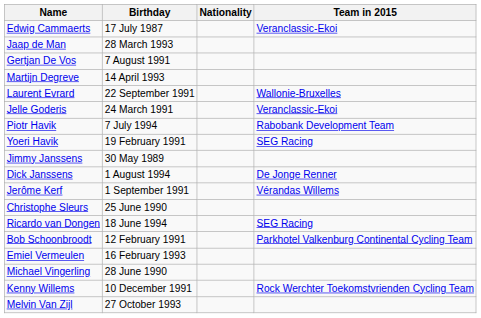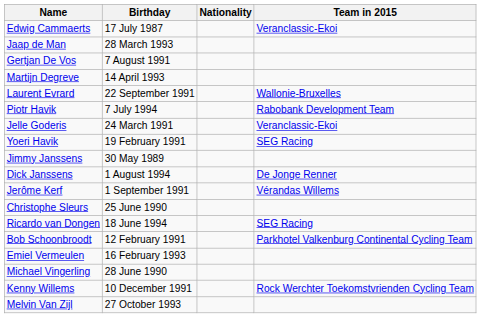rows swapped: (37, 110) <-> (31, 126)
